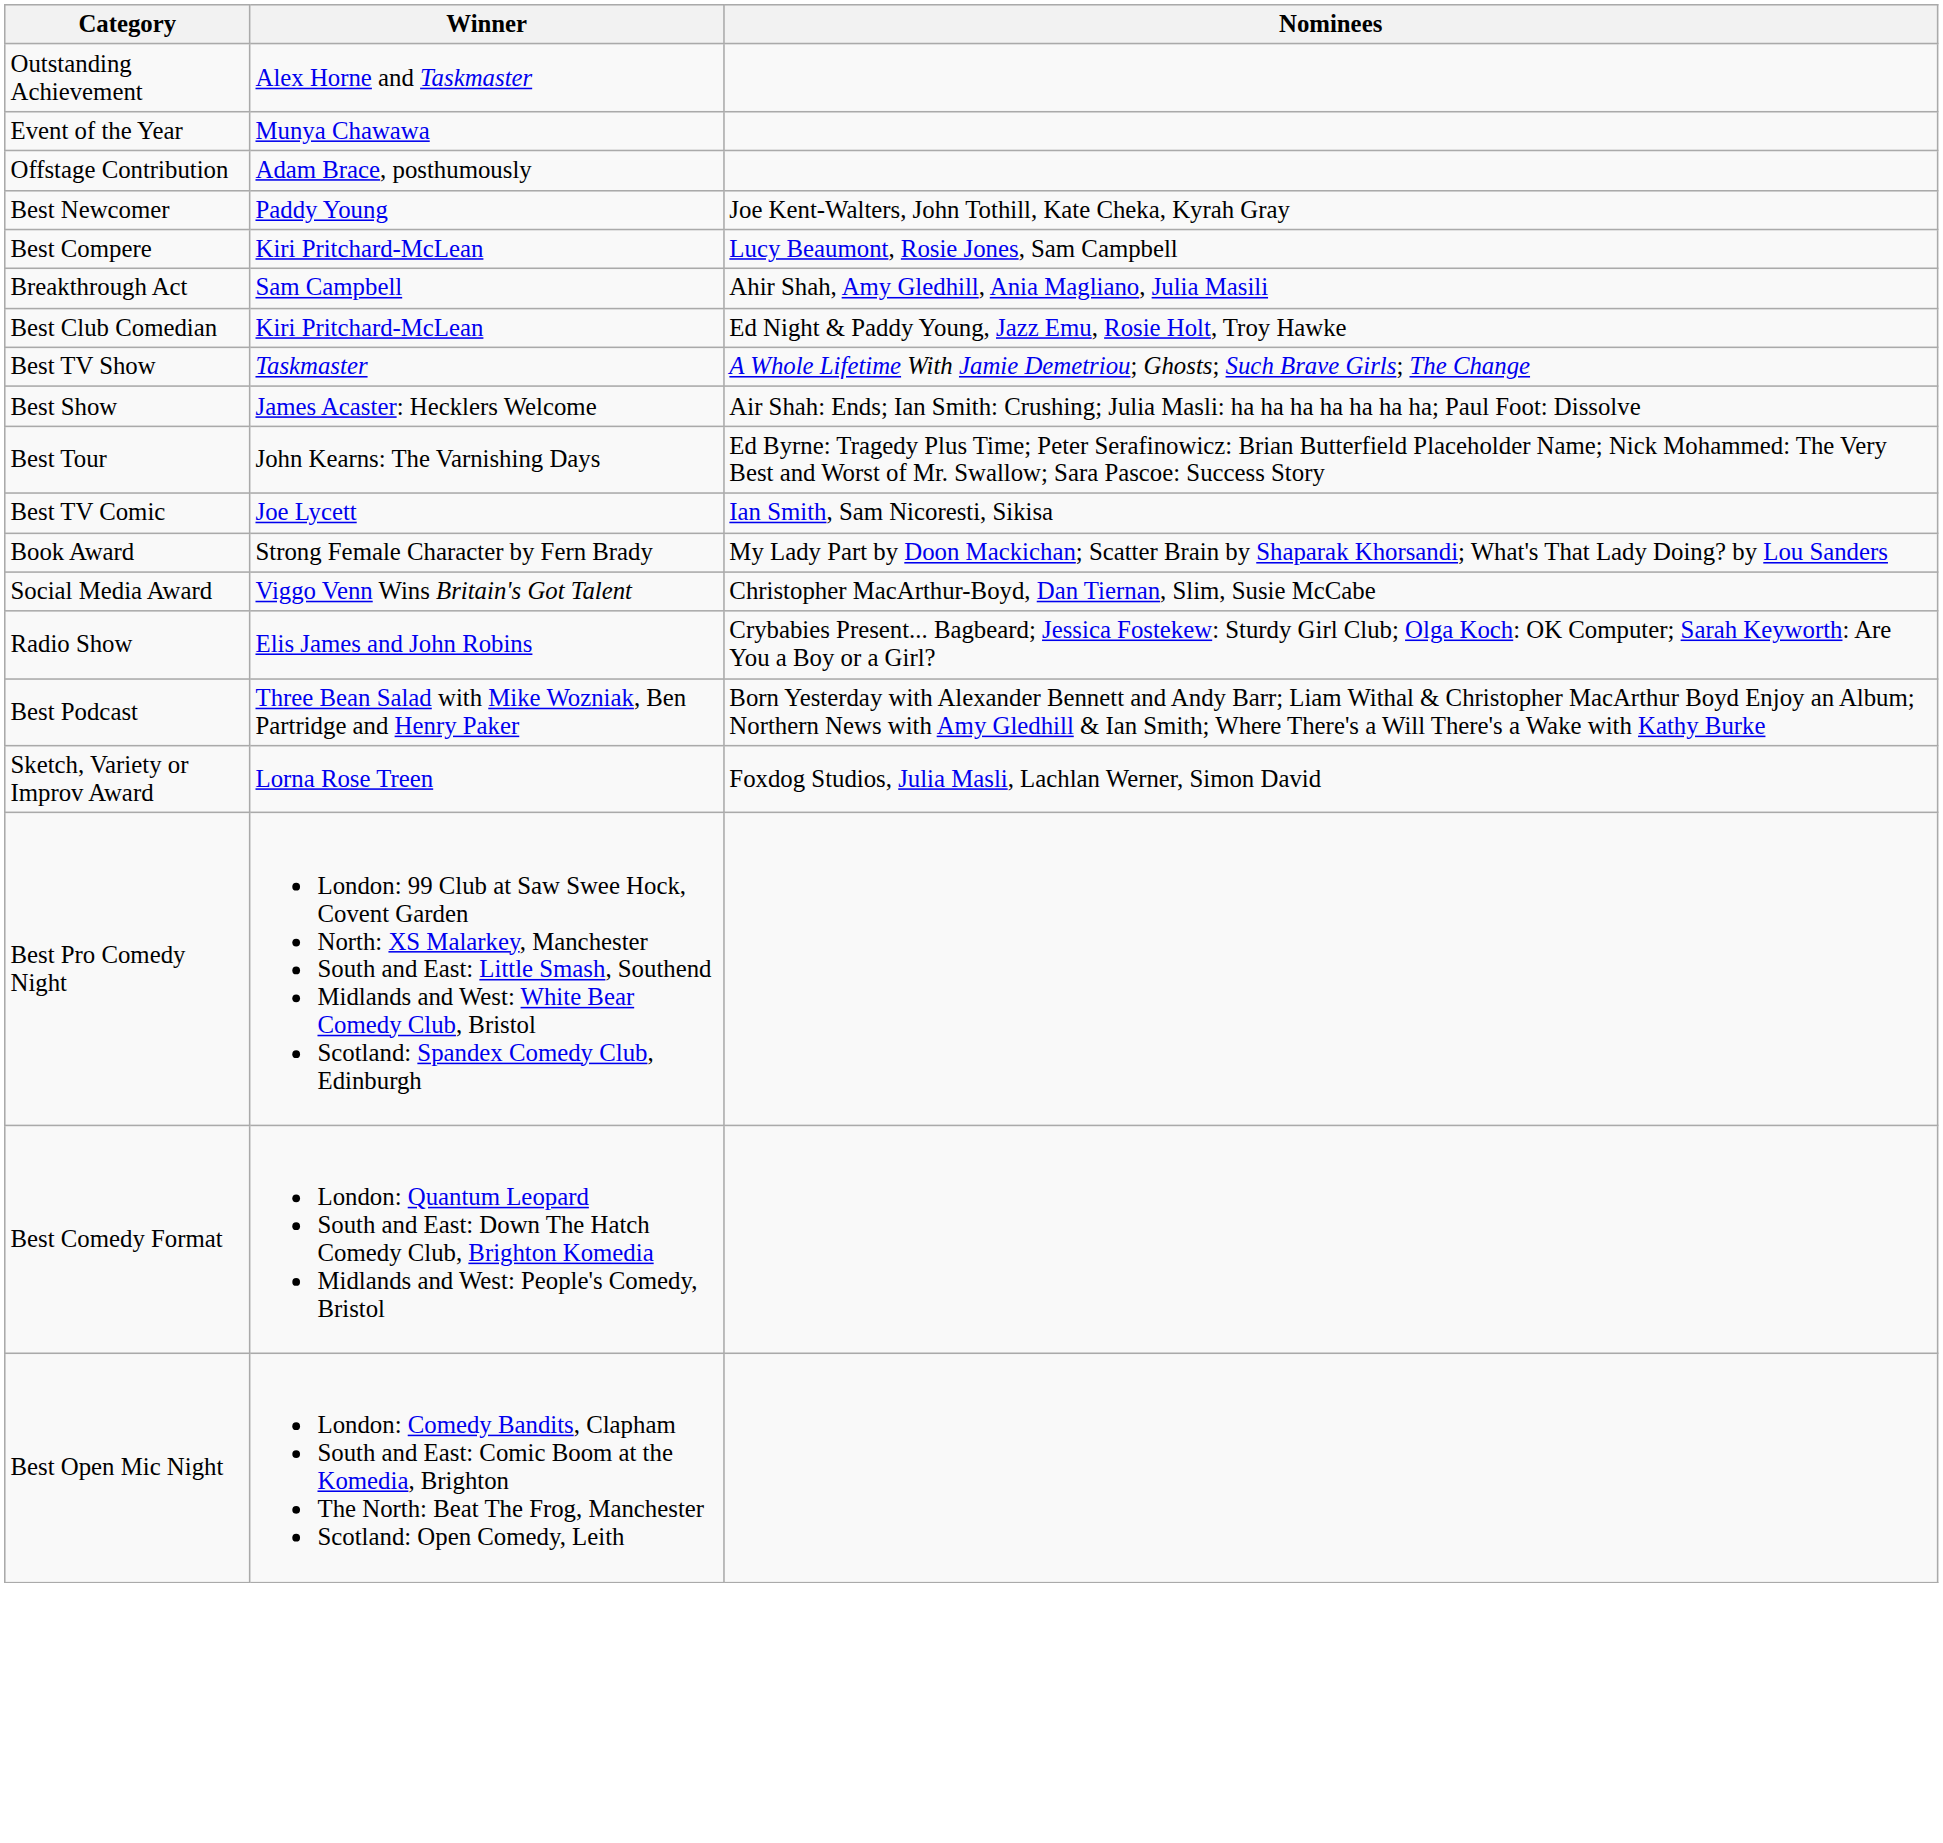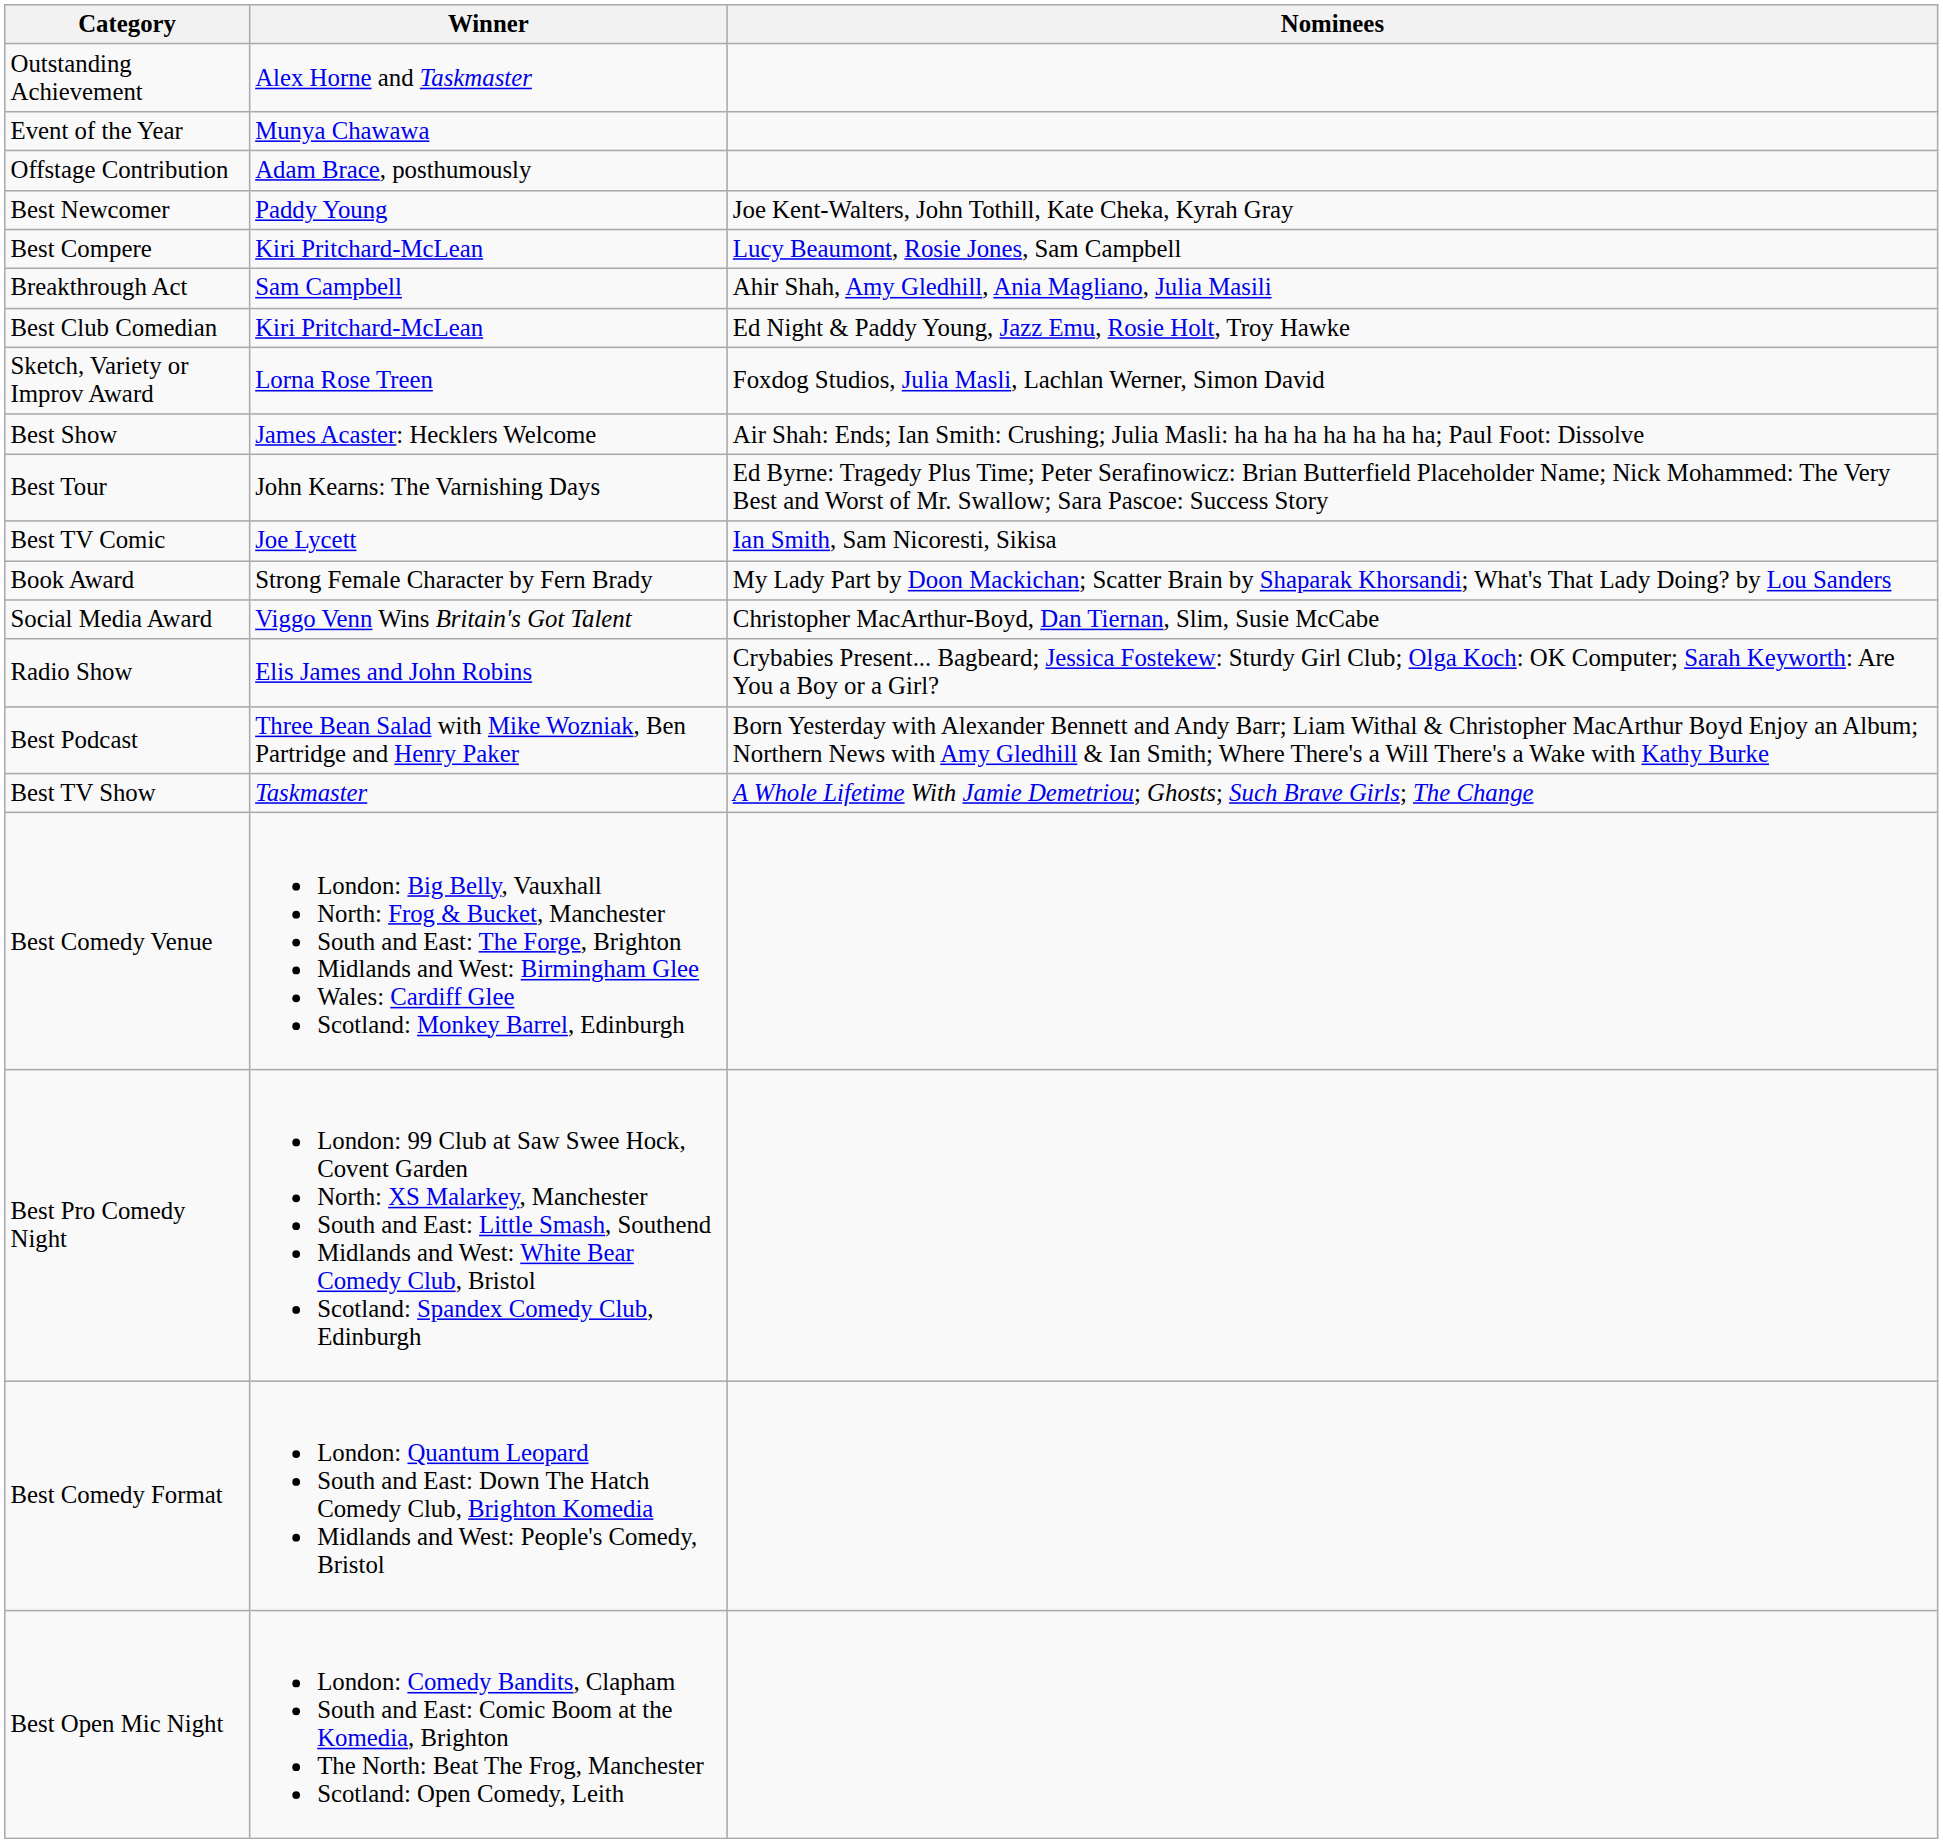rows swapped: (99, 779) <-> (83, 366)
+ row: (112, 940)
